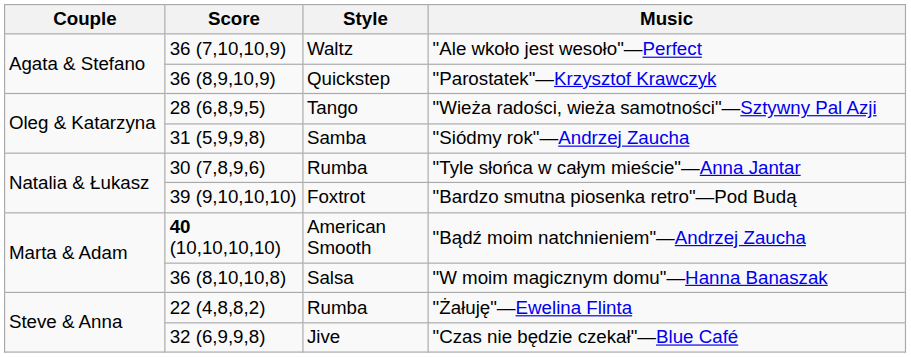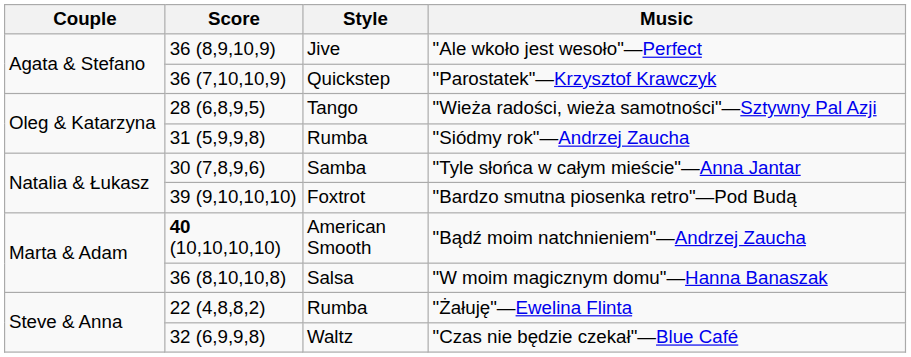(228, 49) 36 (7,10,10,9) -> (223, 49) 36 (8,9,10,9)
(330, 49) Waltz -> (324, 49) Jive
(223, 78) 36 (8,9,10,9) -> (228, 78) 36 (7,10,10,9)
(337, 138) Samba -> (337, 138) Rumba
(337, 167) Rumba -> (337, 167) Samba
(324, 337) Jive -> (330, 337) Waltz
